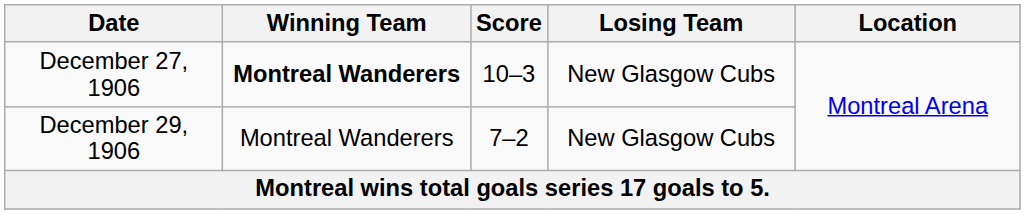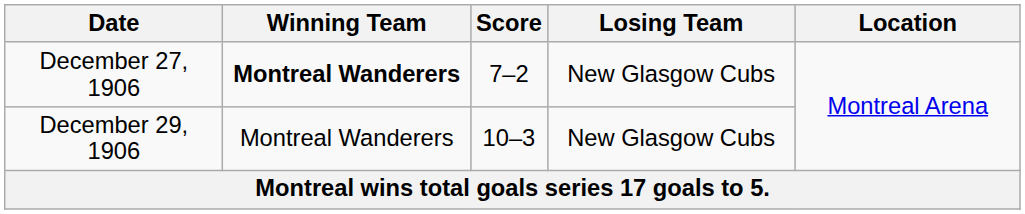(509, 74) 10–3 -> (509, 74) 7–2
(509, 138) 7–2 -> (509, 138) 10–3
